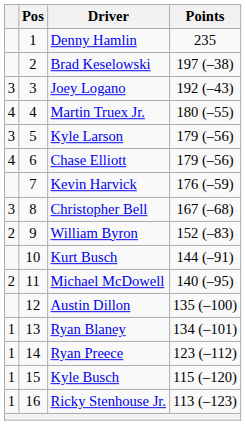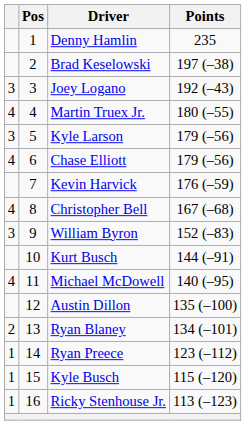(12, 209) 3 -> (12, 209) 4
(12, 233) 2 -> (12, 233) 3
(12, 281) 2 -> (12, 281) 4
(12, 329) 1 -> (12, 329) 2
